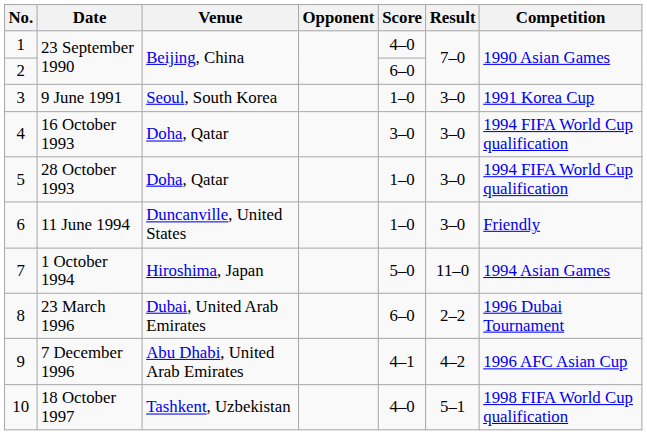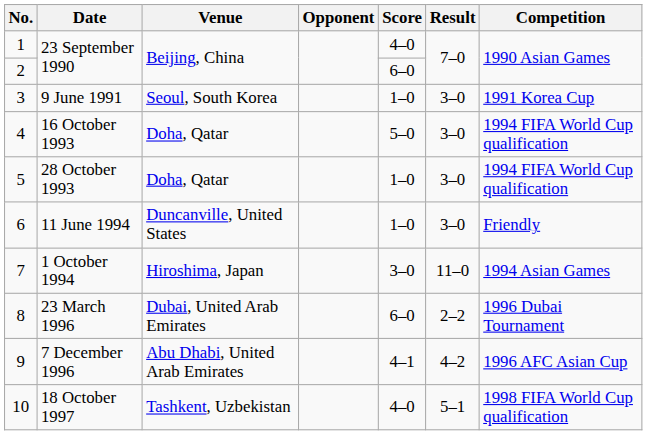(402, 133) 3–0 -> (402, 133) 5–0
(402, 270) 5–0 -> (402, 270) 3–0
